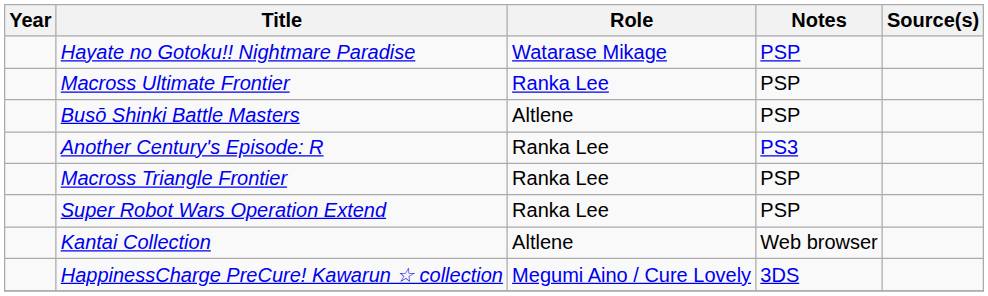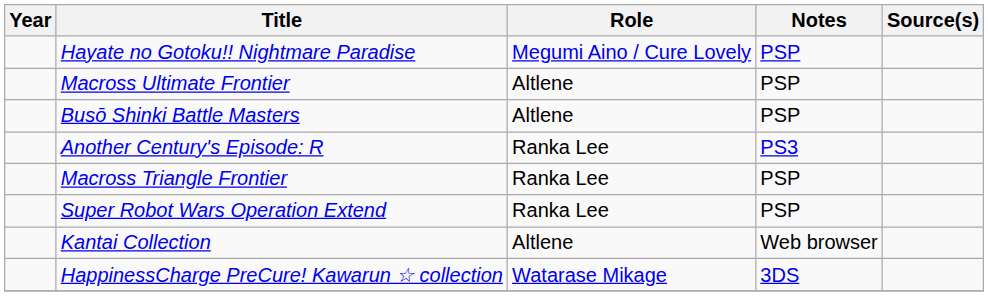(590, 52) Watarase Mikage -> (632, 52) Megumi Aino / Cure Lovely
(560, 83) Ranka Lee -> (543, 83) Altlene
(632, 274) Megumi Aino / Cure Lovely -> (590, 274) Watarase Mikage
